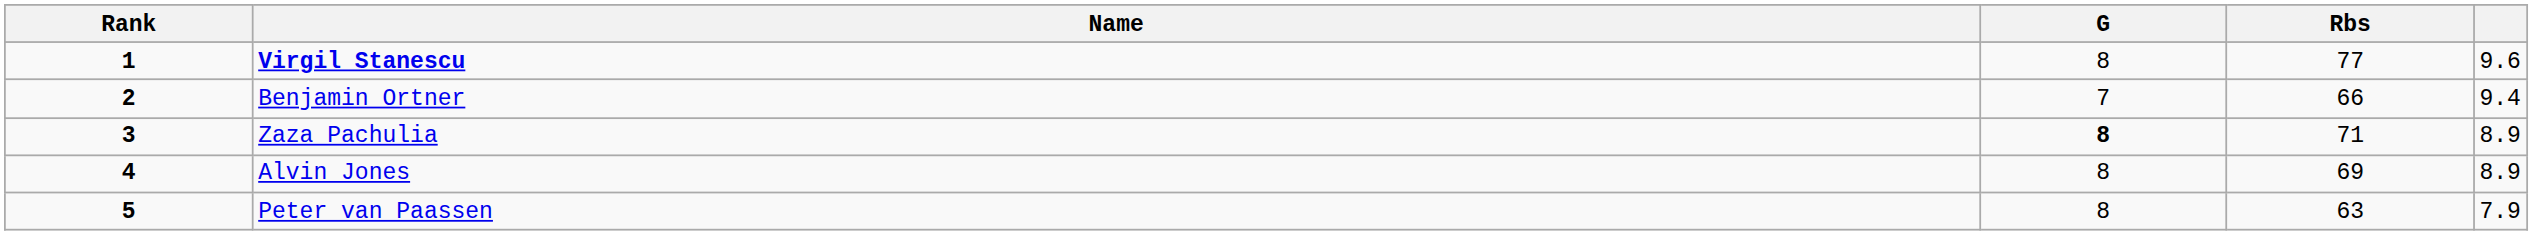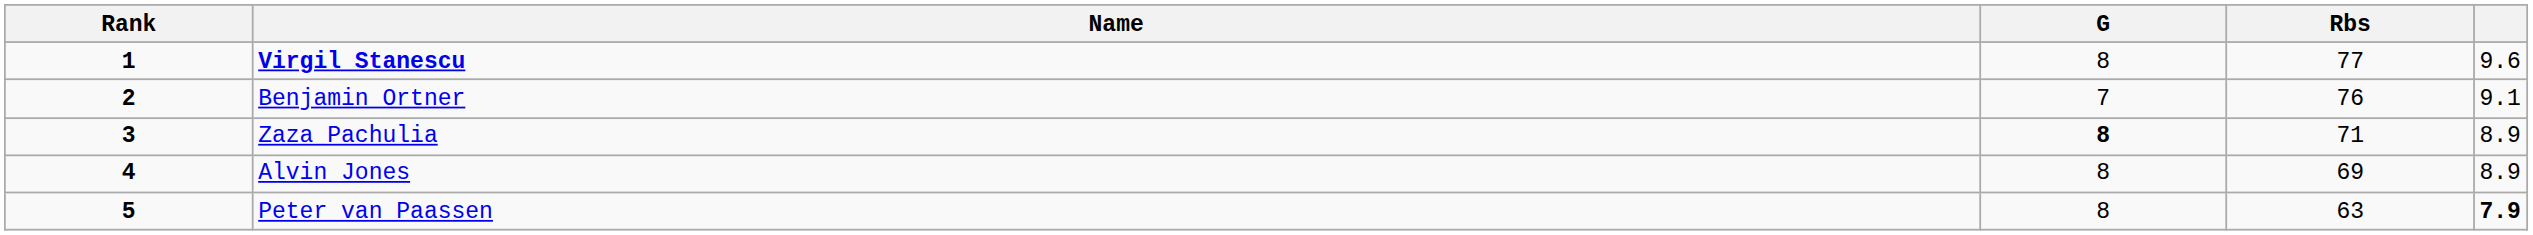(2350, 99) 66 -> (2350, 99) 76
(2500, 99) 9.4 -> (2500, 99) 9.1
(2500, 211) normal -> (2500, 211) bold
